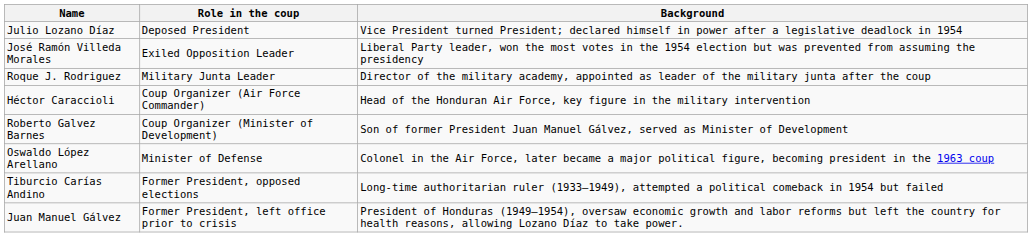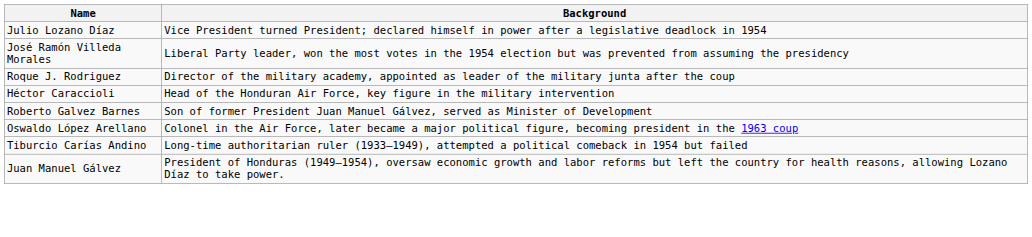- column: (249, 13)
